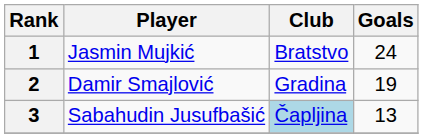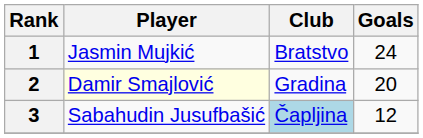(141, 84) no background -> (141, 84) lightyellow background
(386, 84) 19 -> (386, 84) 20
(386, 116) 13 -> (386, 116) 12
